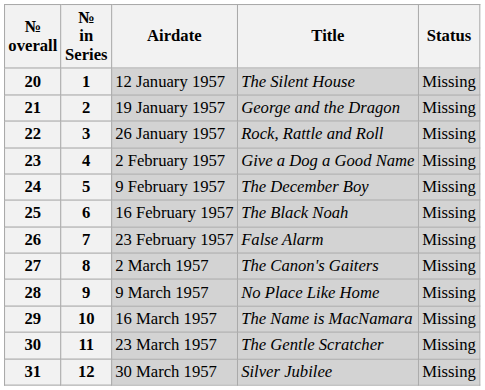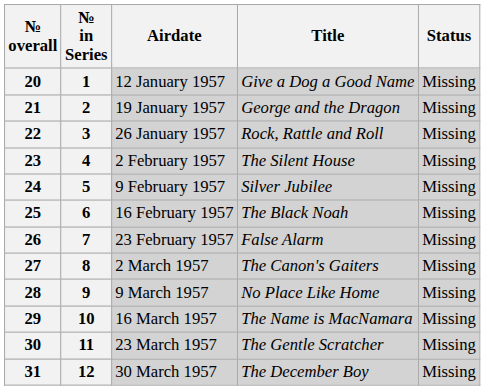(298, 81) The Silent House -> (328, 81) Give a Dog a Good Name
(328, 160) Give a Dog a Good Name -> (298, 160) The Silent House
(305, 187) The December Boy -> (287, 187) Silver Jubilee
(287, 371) Silver Jubilee -> (305, 371) The December Boy
